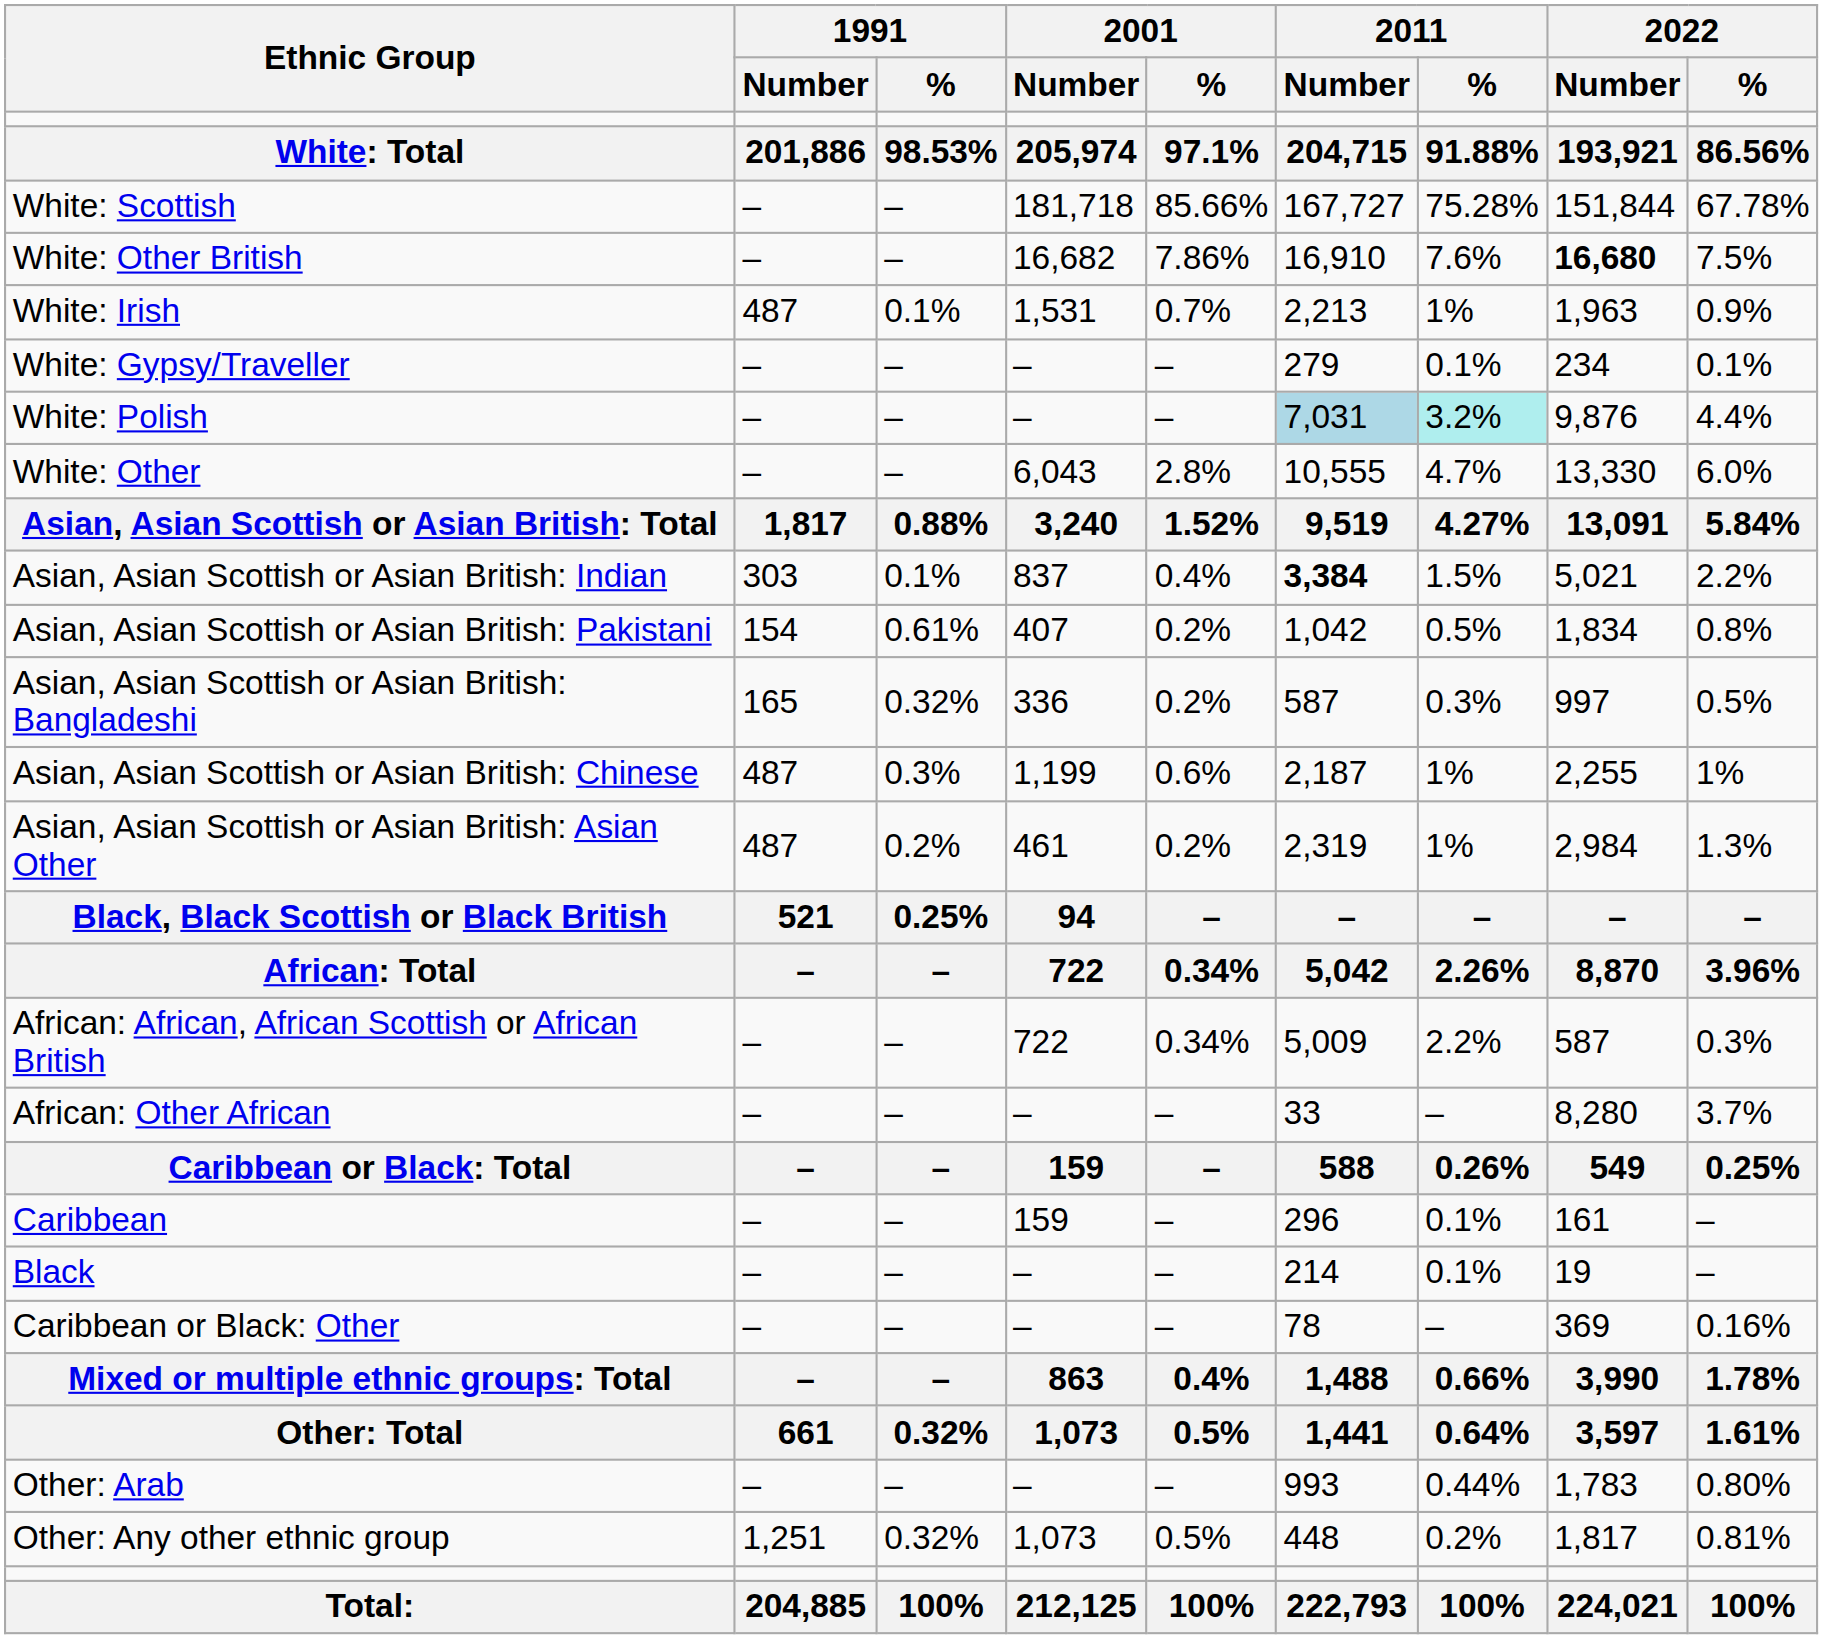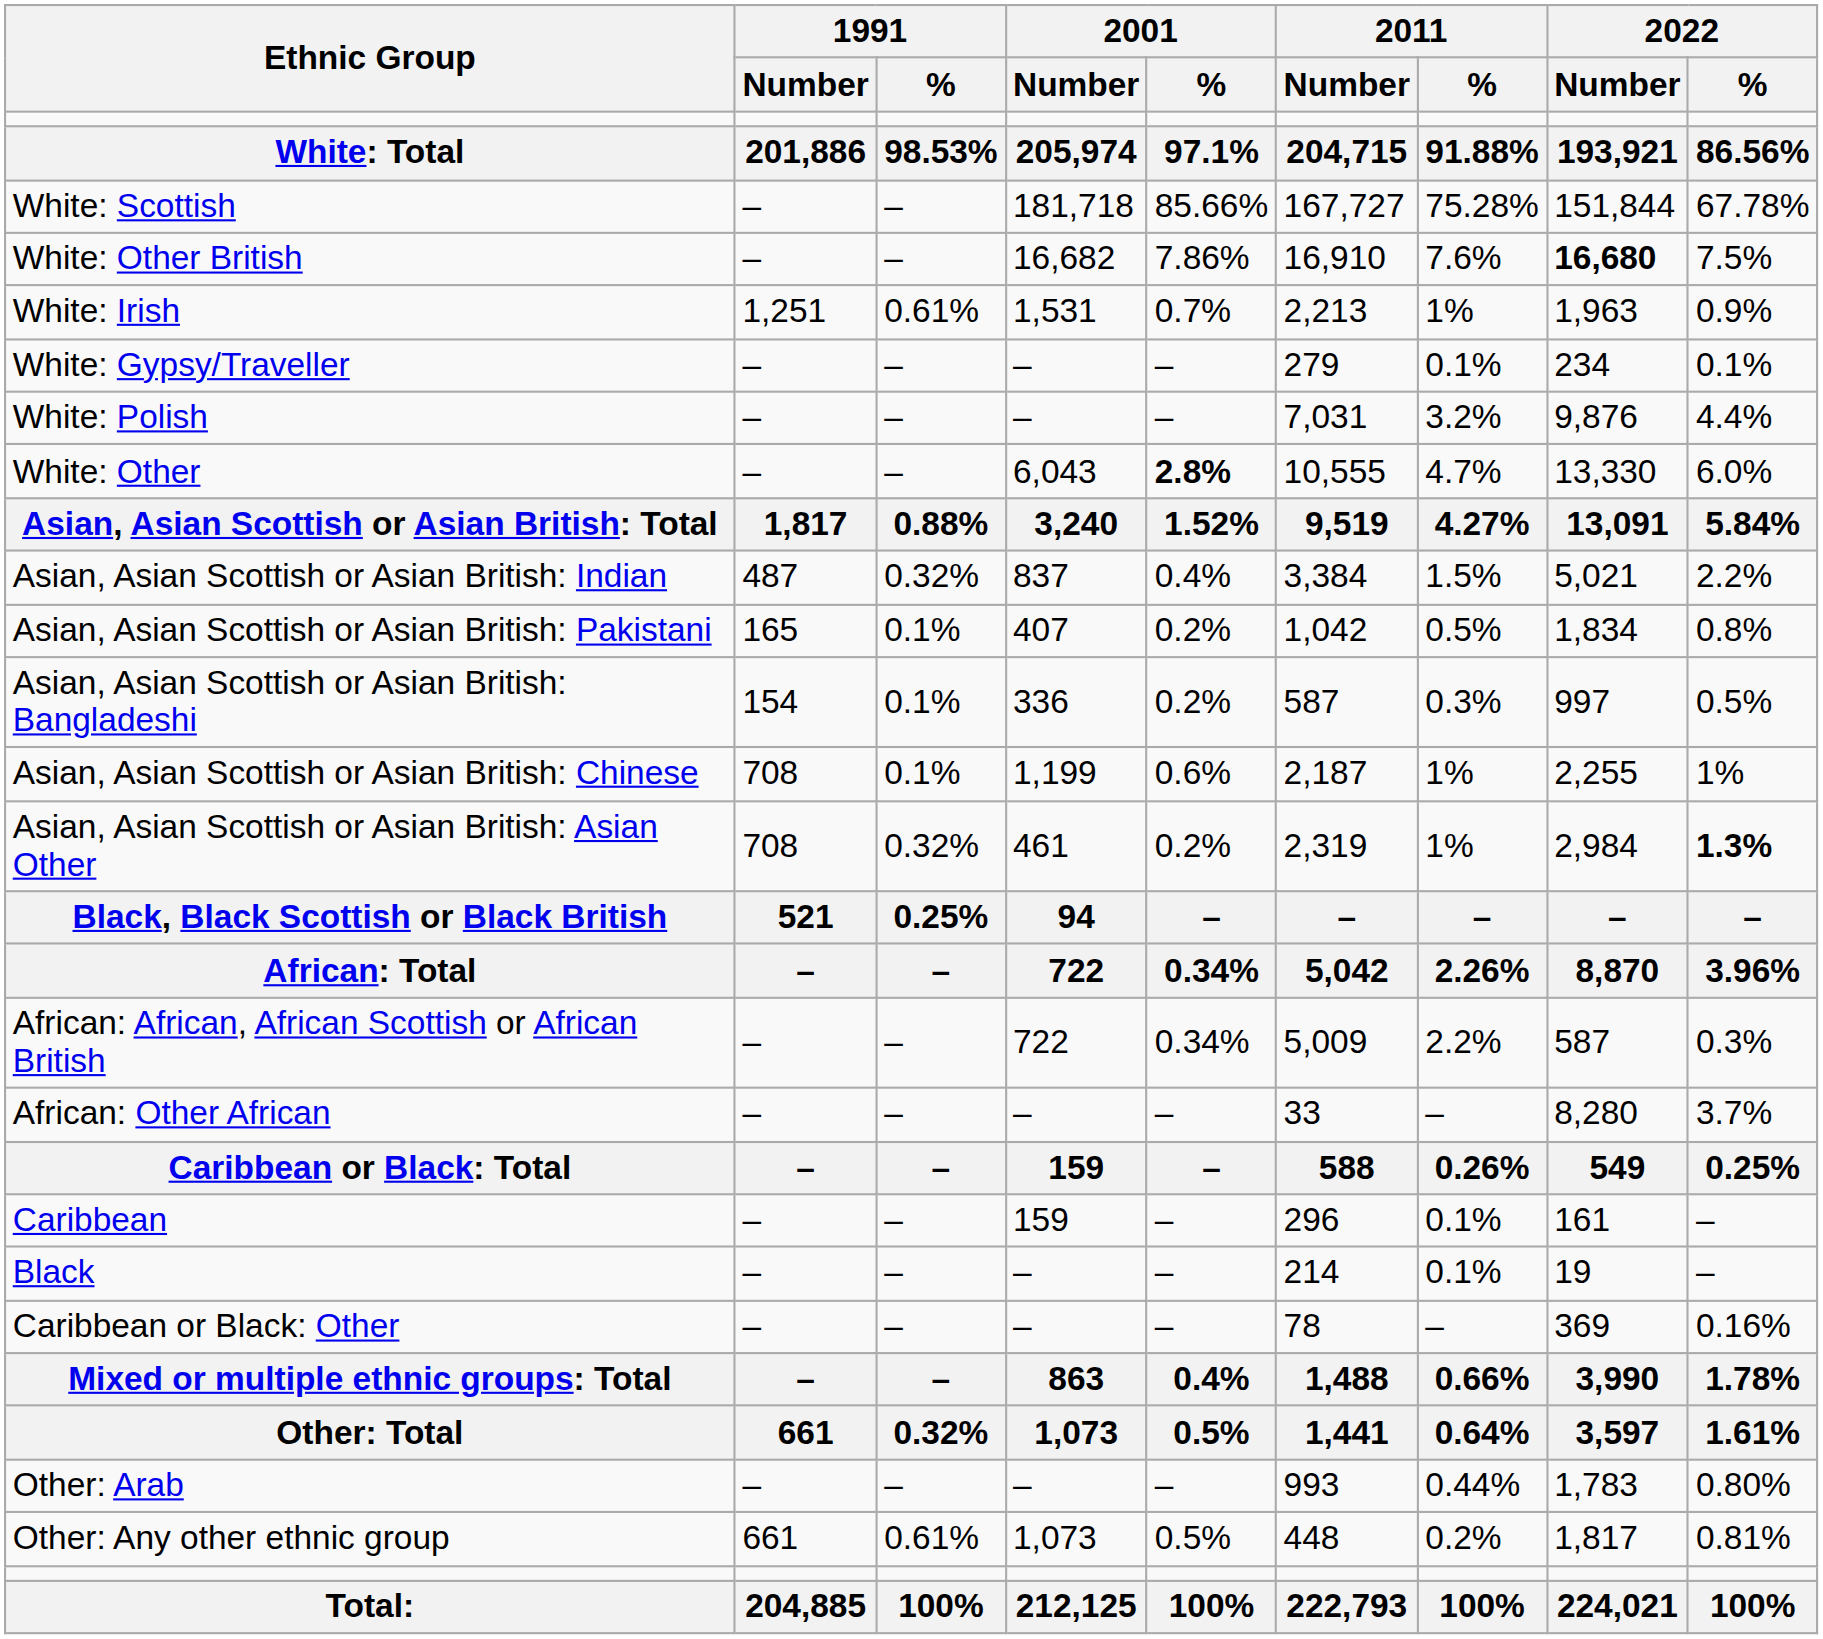(770, 311) 487 -> (784, 311) 1,251
(922, 311) 0.1% -> (932, 311) 0.61%
(1325, 417) lightblue background -> (1325, 417) no background
(1463, 417) paleturquoise background -> (1463, 417) no background
(1193, 470) normal -> (1193, 470) bold
(770, 576) 303 -> (770, 576) 487
(922, 576) 0.1% -> (932, 576) 0.32%
(1325, 576) bold -> (1325, 576) normal
(770, 629) 154 -> (770, 629) 165
(932, 629) 0.61% -> (922, 629) 0.1%
(770, 701) 165 -> (770, 701) 154
(932, 701) 0.32% -> (922, 701) 0.1%
(770, 773) 487 -> (770, 773) 708
(922, 773) 0.3% -> (922, 773) 0.1%
(770, 845) 487 -> (770, 845) 708
(922, 845) 0.2% -> (932, 845) 0.32%
(1734, 845) normal -> (1734, 845) bold
(784, 1538) 1,251 -> (770, 1538) 661
(932, 1538) 0.32% -> (932, 1538) 0.61%
